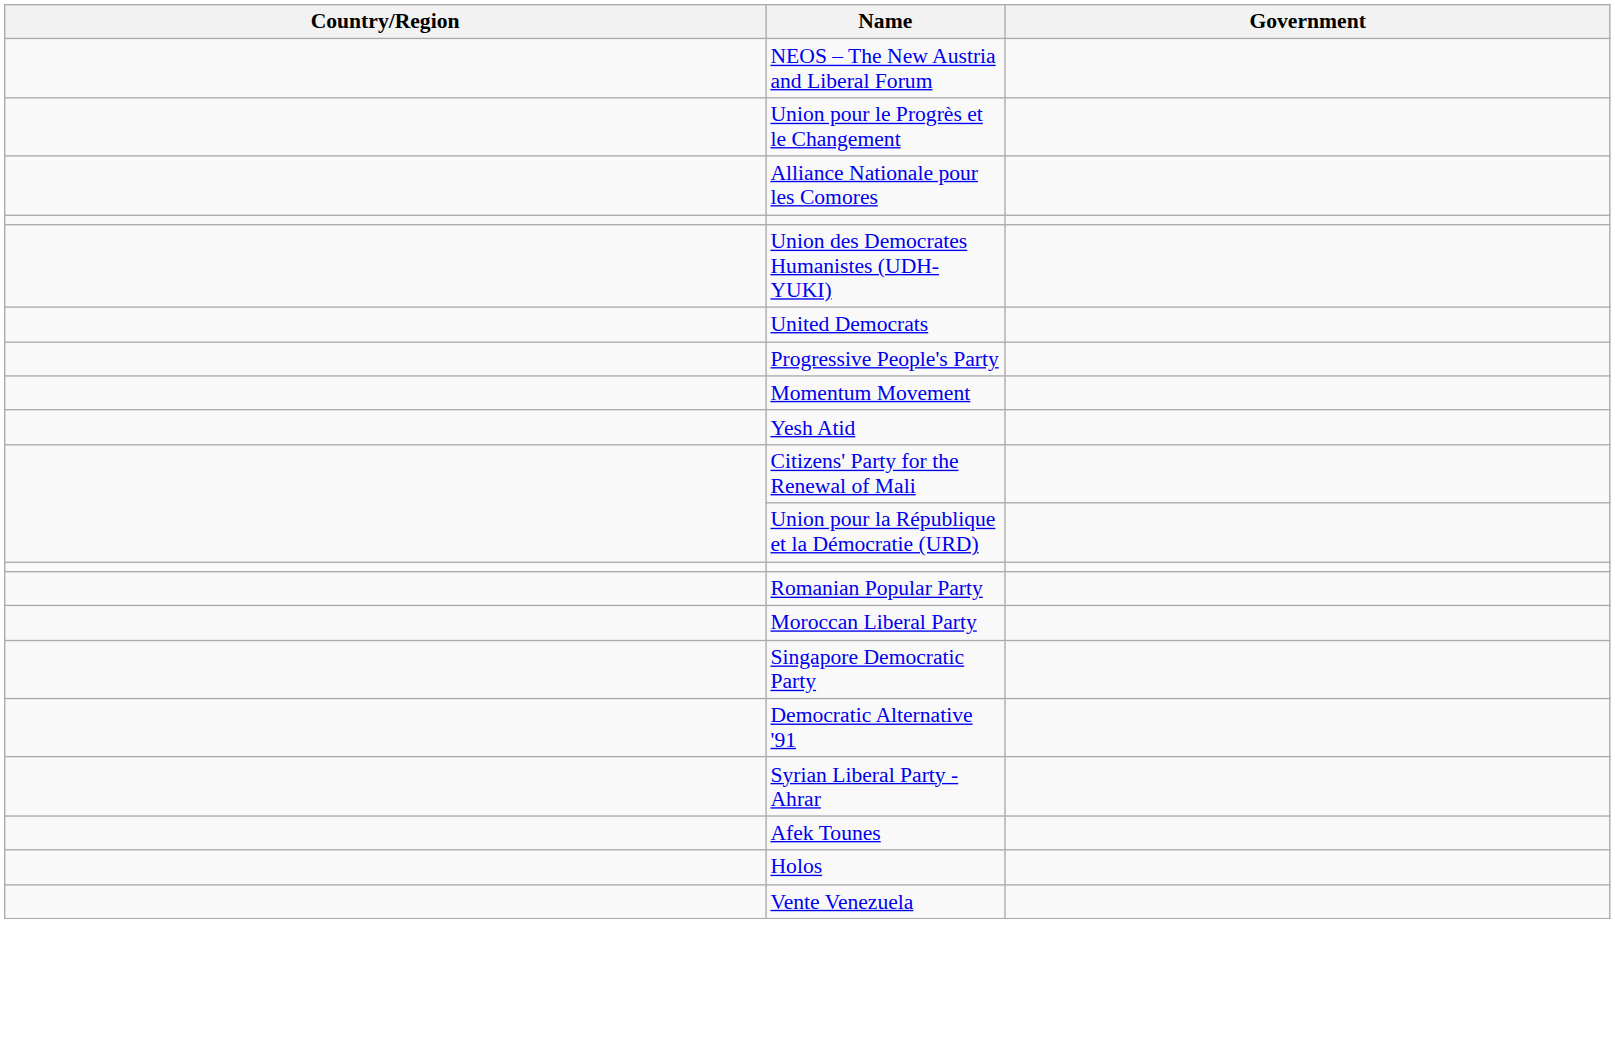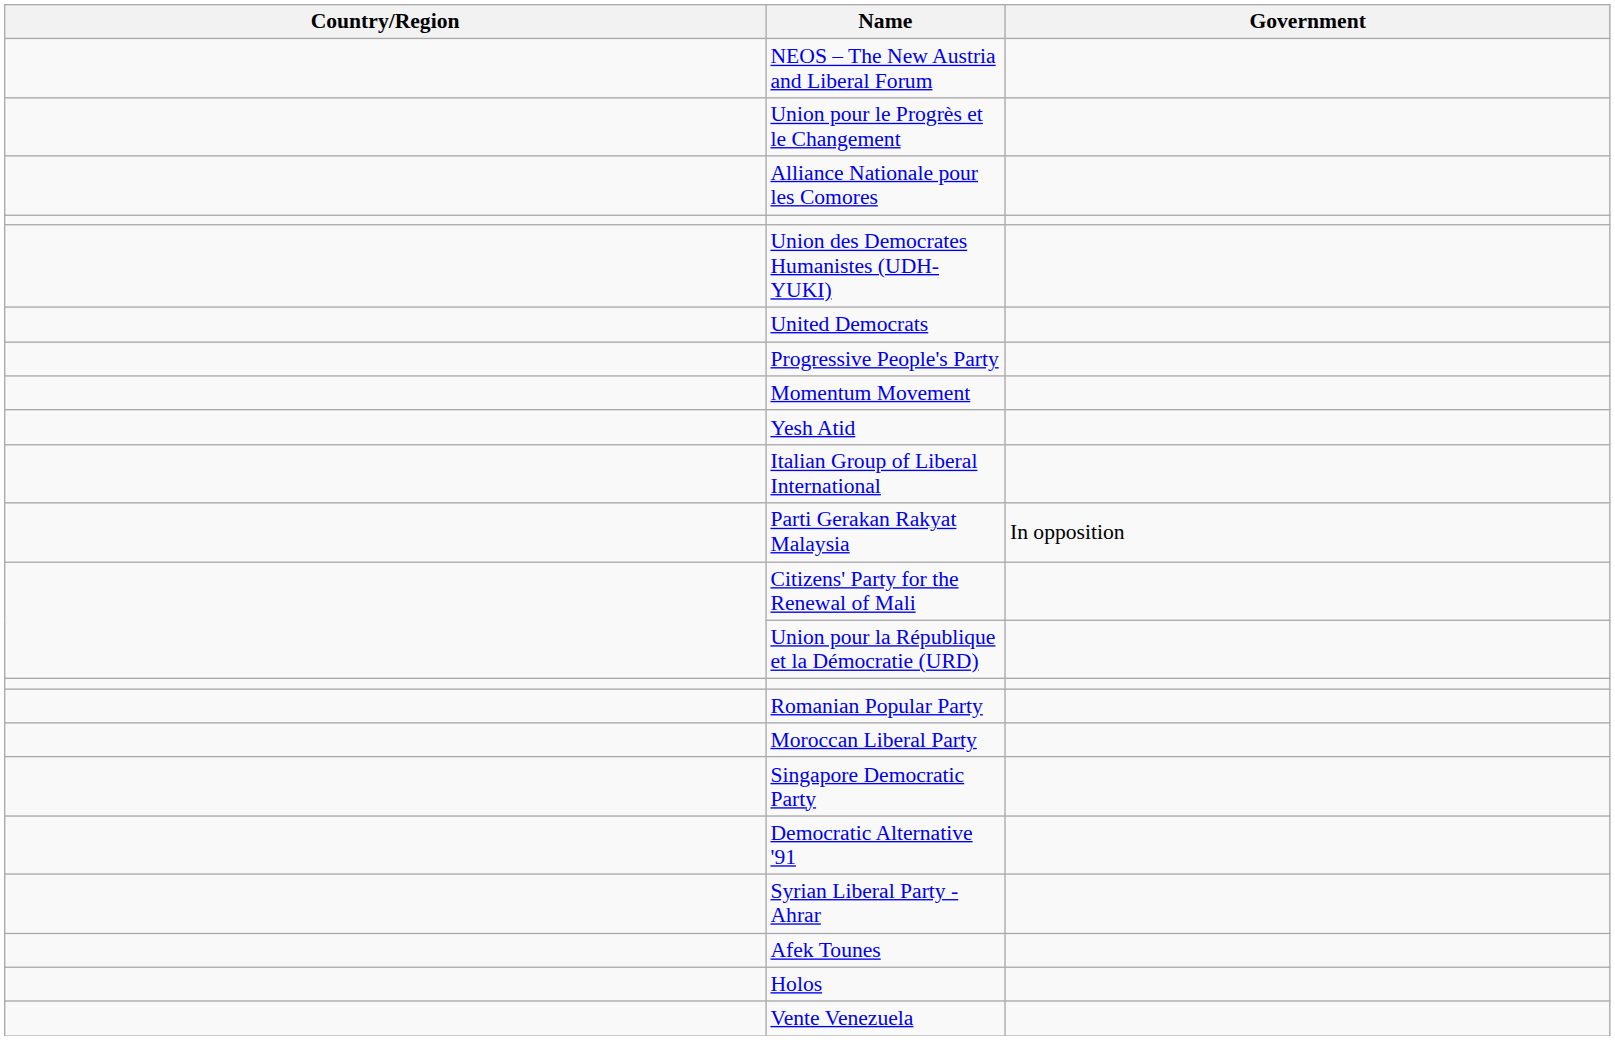+ row: (874, 473)
+ row: (863, 532)
